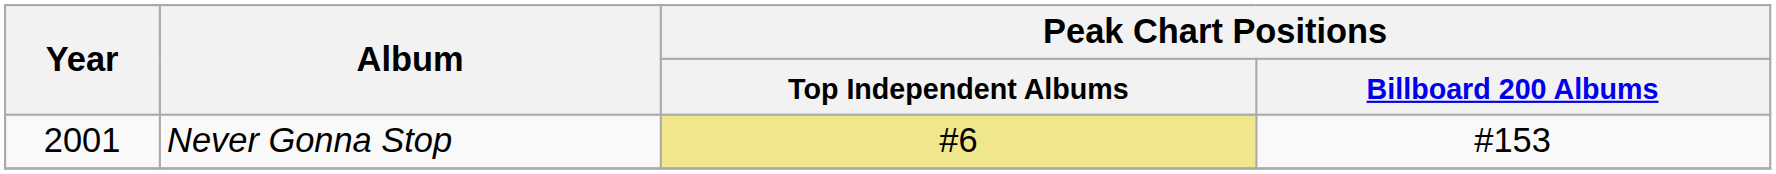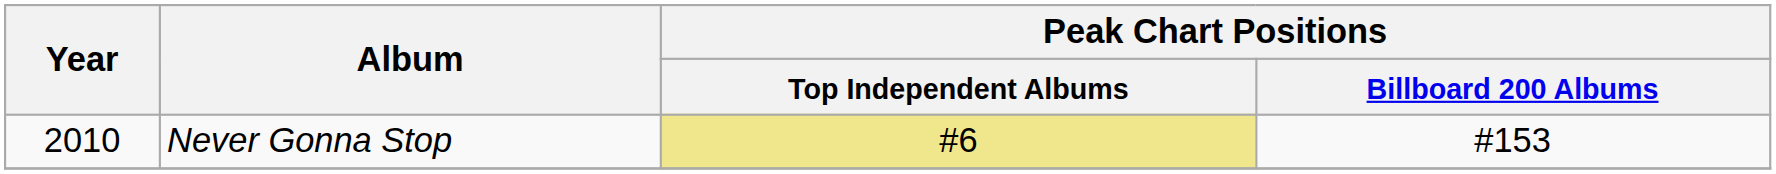(82, 140) 2001 -> (82, 140) 2010
